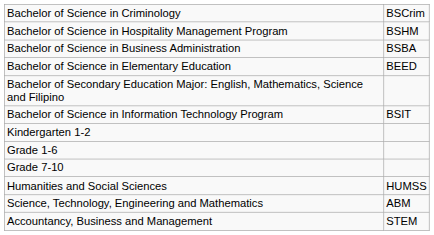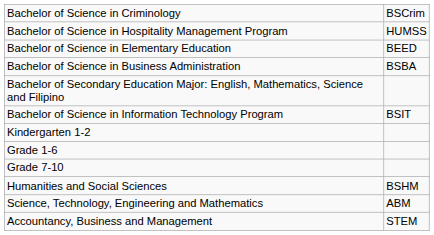(402, 31) BSHM -> (406, 31) HUMSS
rows swapped: (124, 48) <-> (119, 66)
(406, 185) HUMSS -> (402, 185) BSHM
